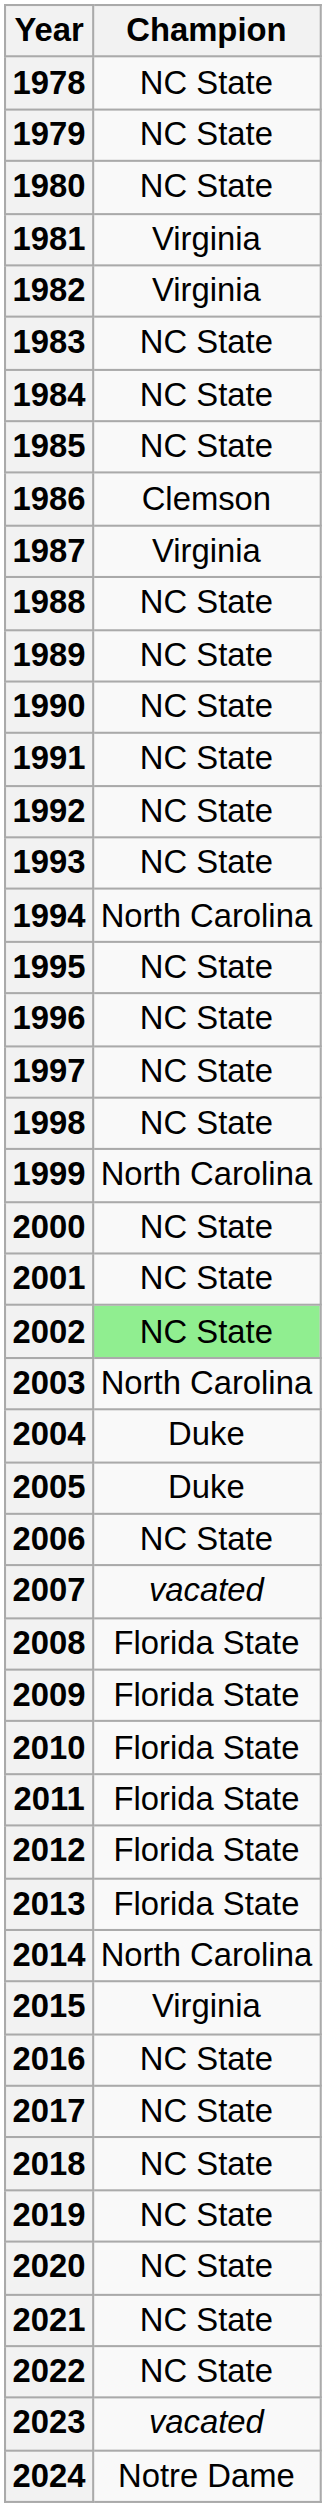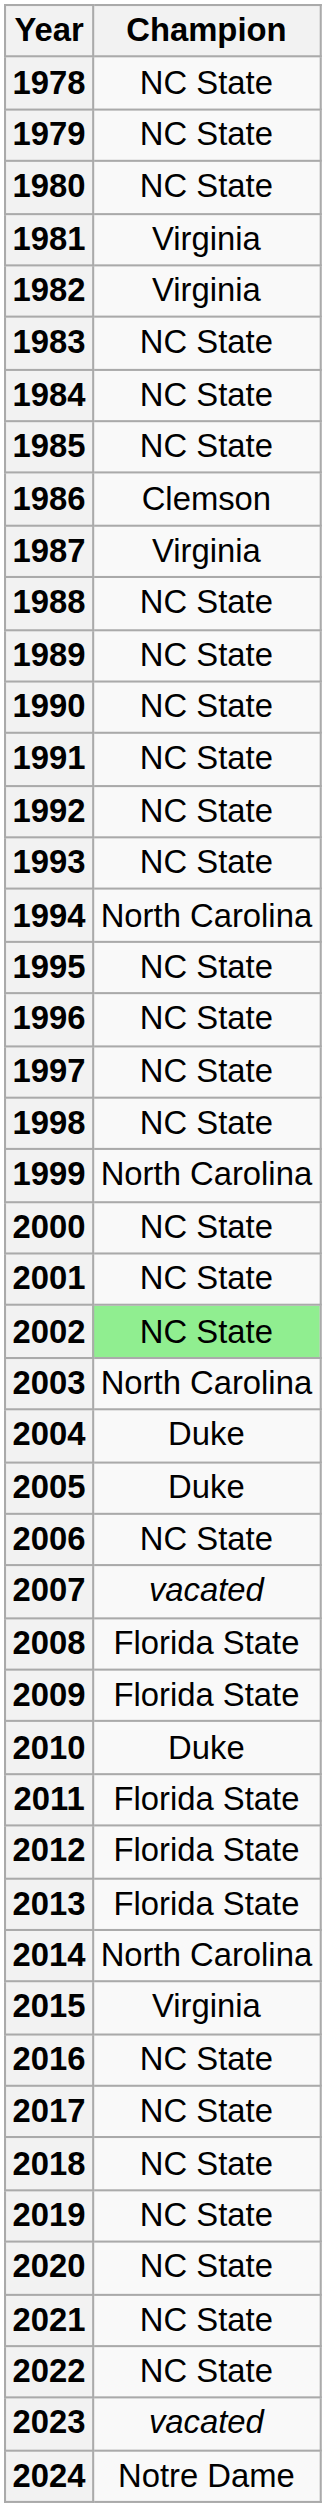(206, 1747) Florida State -> (206, 1747) Duke
